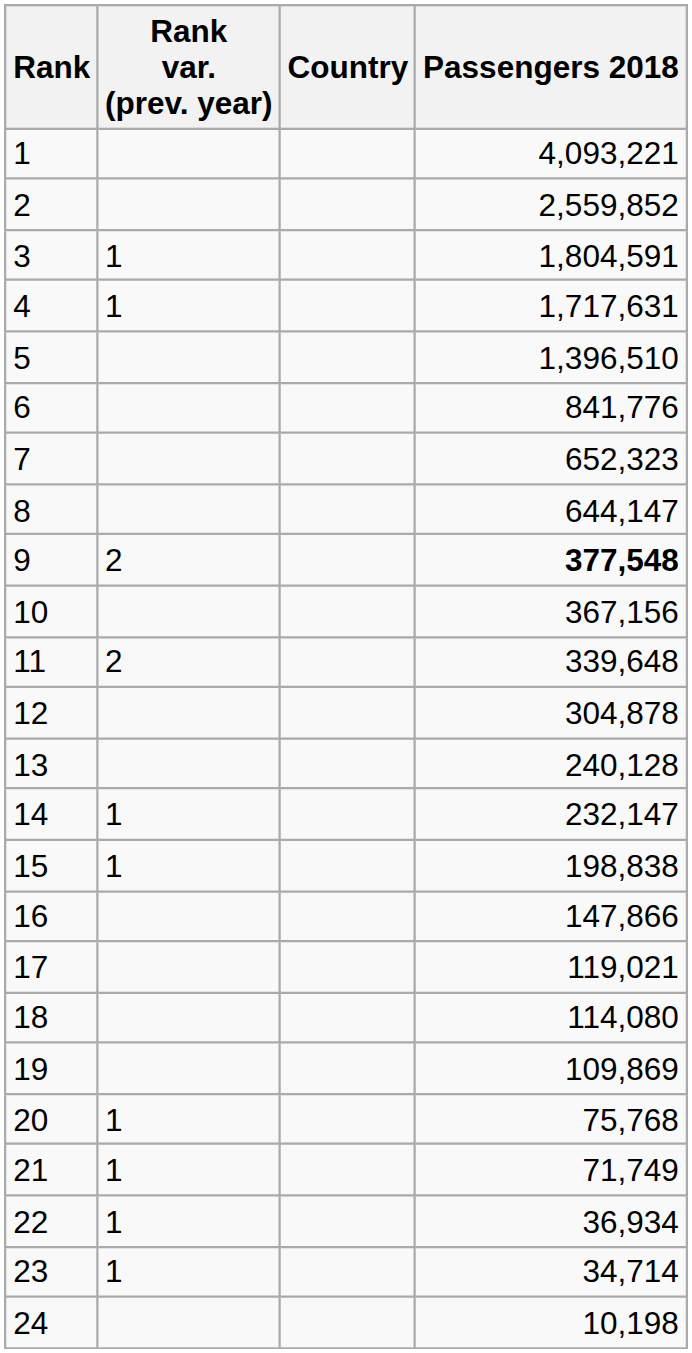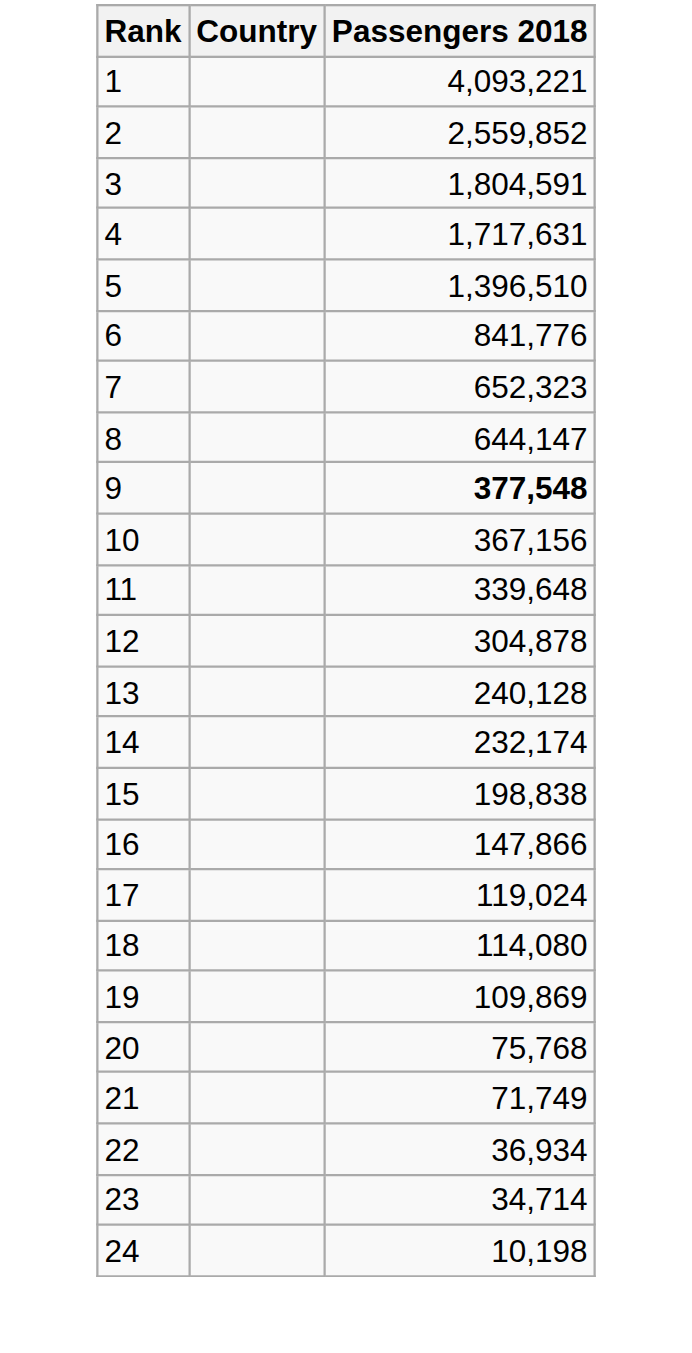- column: (189, 67)
(622, 814) 232,147 -> (531, 742) 232,174
(623, 967) 119,021 -> (532, 895) 119,024
